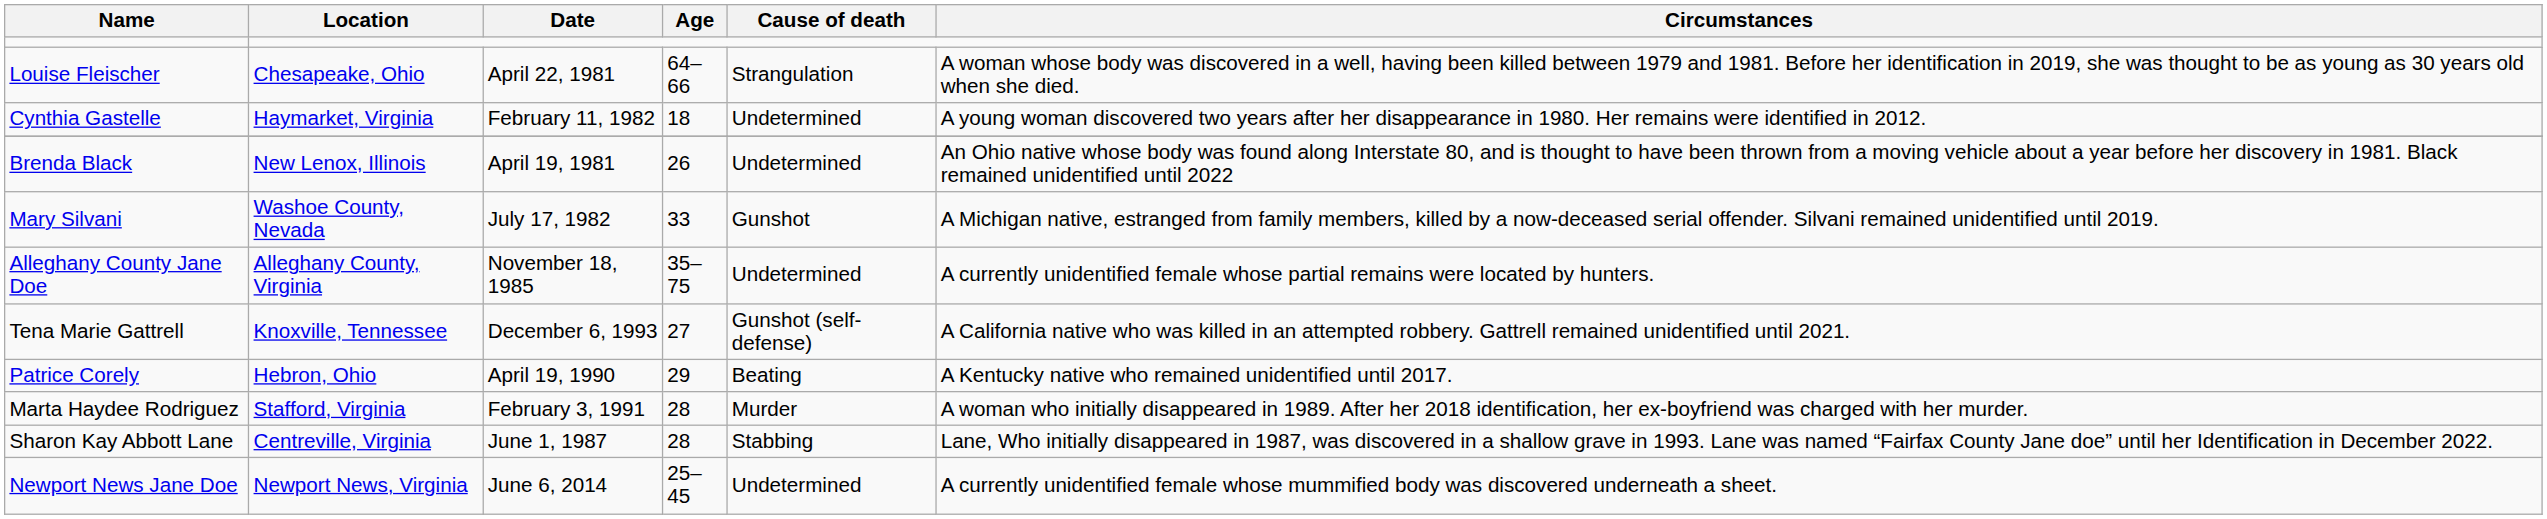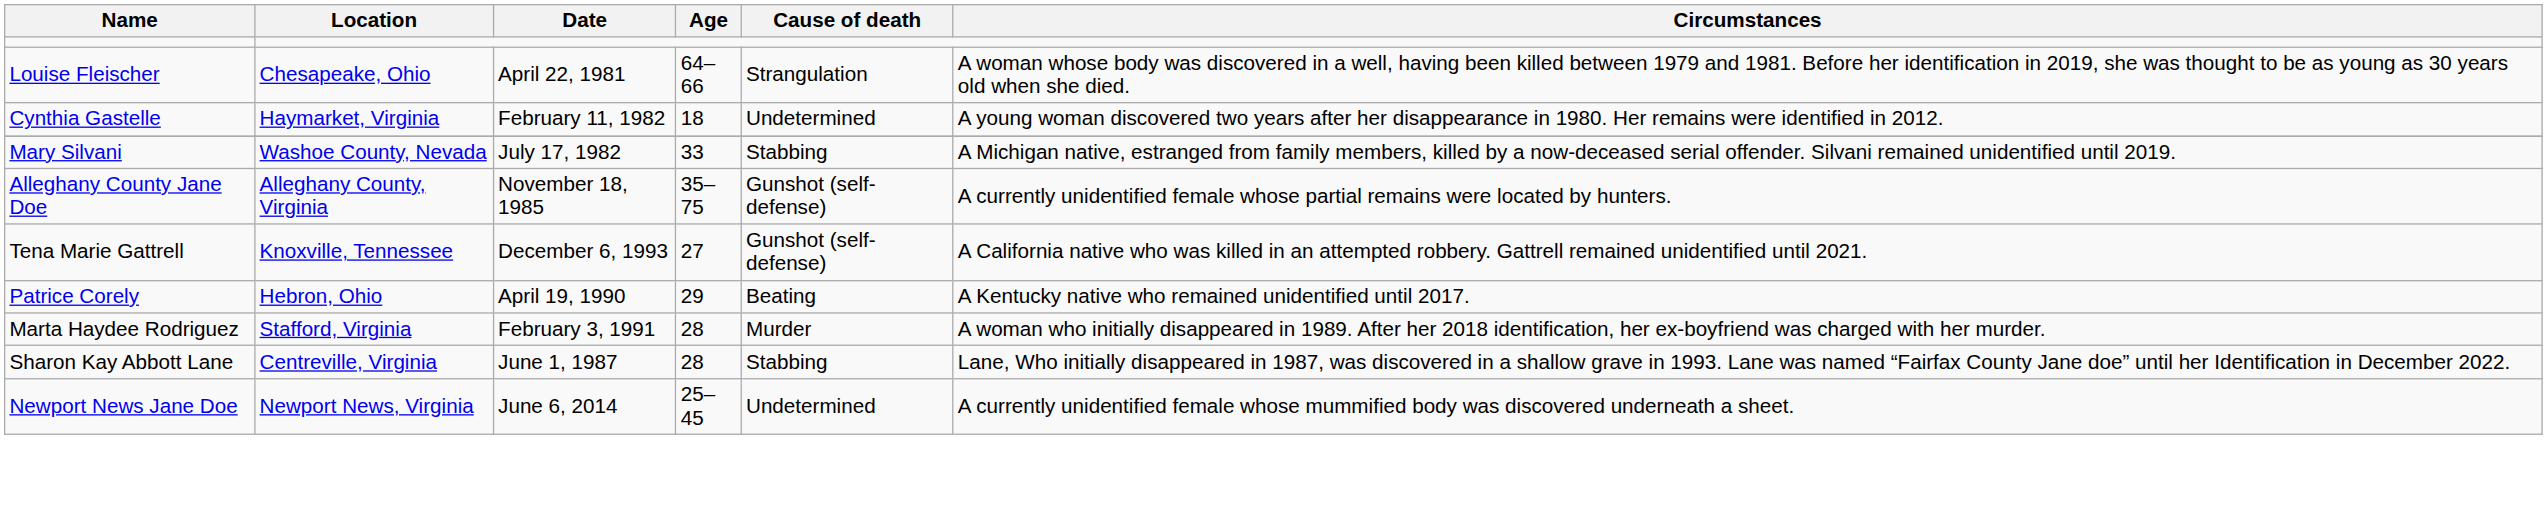- row: (71, 163)
(771, 219) Gunshot -> (787, 151) Stabbing
(797, 275) Undetermined -> (811, 196) Gunshot (self-defense)
